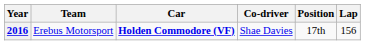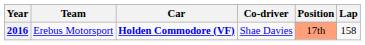(316, 31) no background -> (316, 31) lightsalmon background
(348, 31) 156 -> (348, 31) 158
